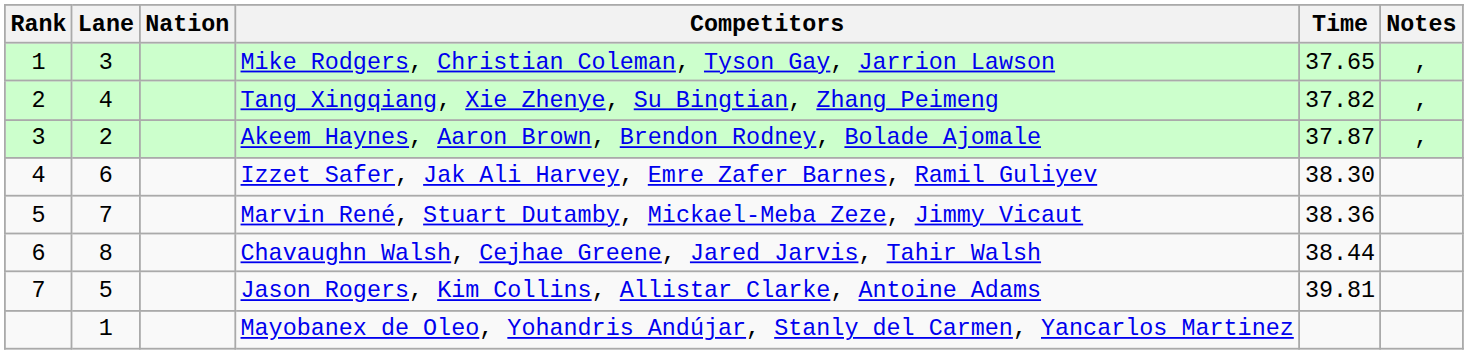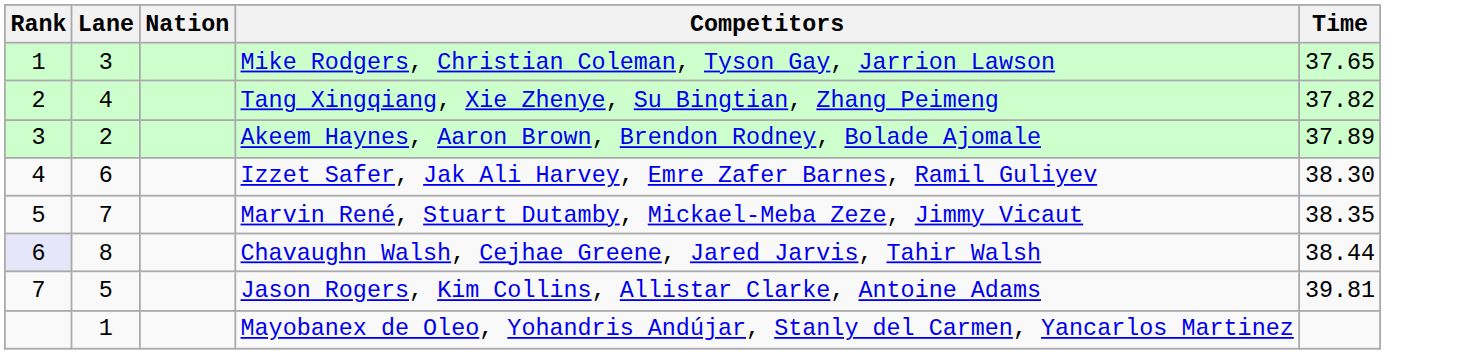- column: (1421, 24)
(1340, 138) 37.87 -> (1340, 138) 37.89
(1340, 215) 38.36 -> (1340, 215) 38.35
(39, 253) no background -> (39, 253) lavender background
